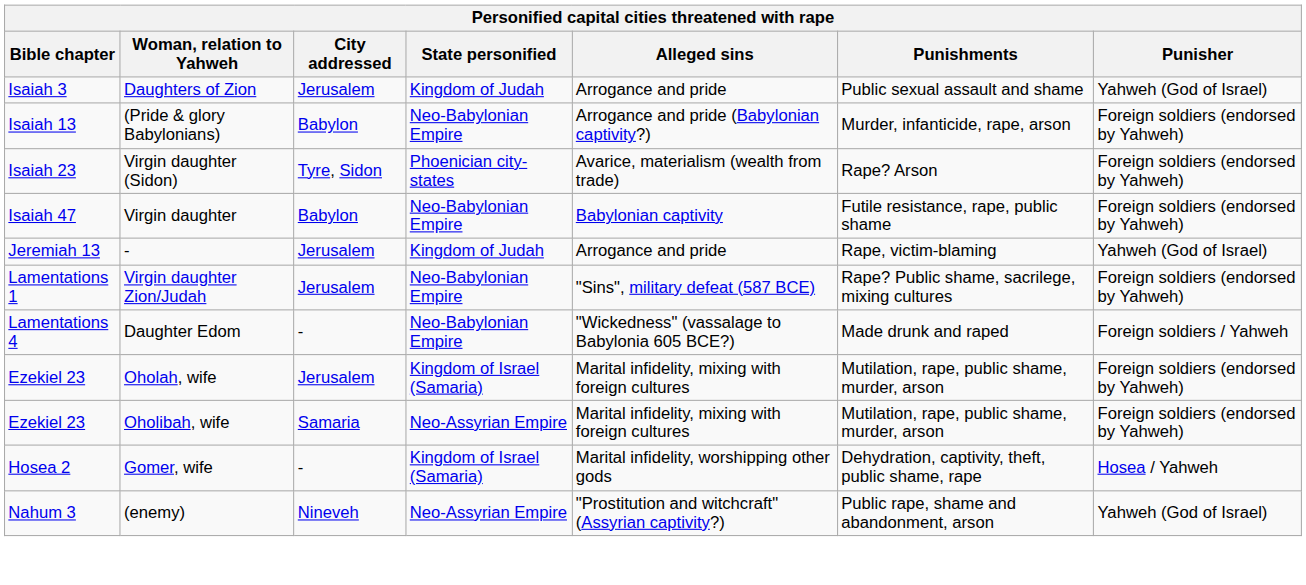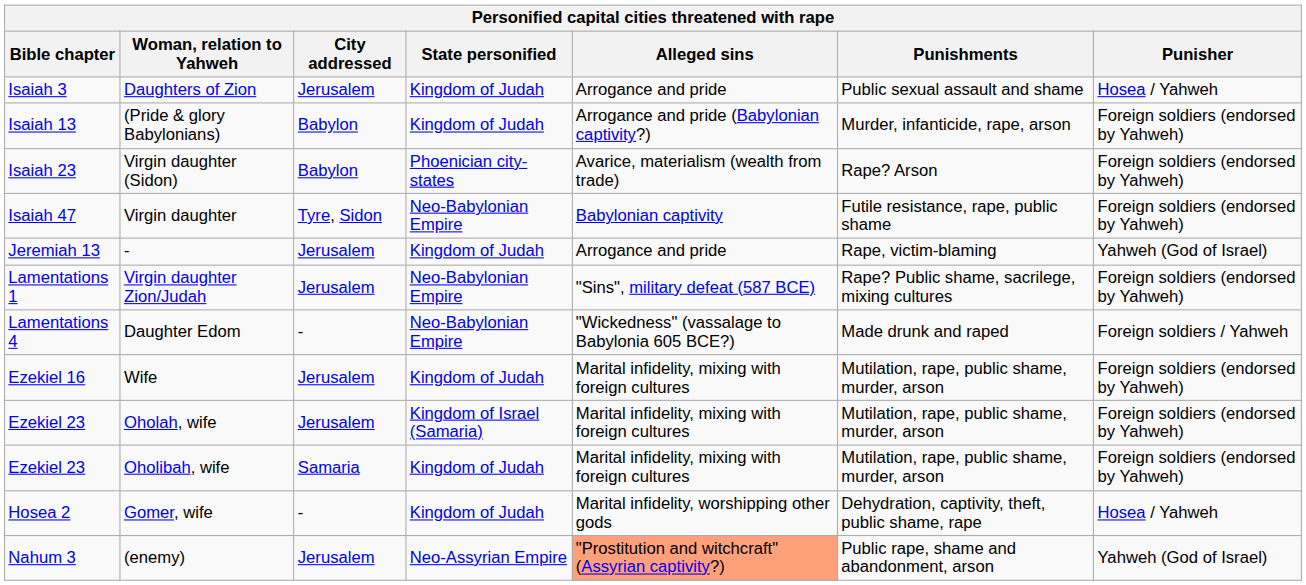(1182, 89) Yahweh (God of Israel) -> (1158, 89) Hosea / Yahweh
(469, 125) Neo-Babylonian Empire -> (477, 125) Kingdom of Judah
(340, 170) Tyre, Sidon -> (328, 170) Babylon
(328, 215) Babylon -> (340, 215) Tyre, Sidon
+ row: (141, 377)
(488, 422) Neo-Assyrian Empire -> (477, 467) Kingdom of Judah
(475, 467) Kingdom of Israel (Samaria) -> (477, 512) Kingdom of Judah
(328, 512) Nineveh -> (336, 557) Jerusalem
(677, 512) no background -> (677, 557) lightsalmon background
